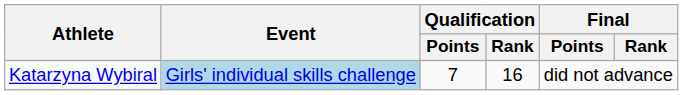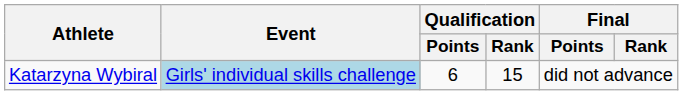(453, 76) 7 -> (453, 76) 6
(513, 76) 16 -> (513, 76) 15
